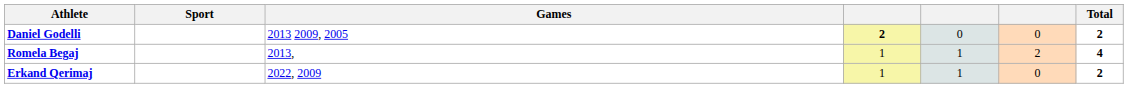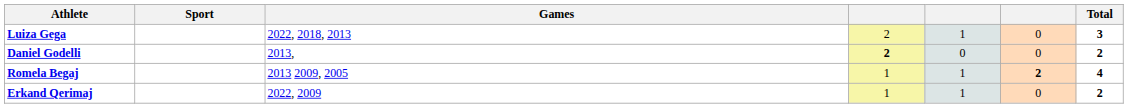+ row: (37, 34)
(308, 34) 2013 2009, 2005 -> (281, 54) 2013,
(281, 54) 2013, -> (308, 73) 2013 2009, 2005
(1037, 54) normal -> (1038, 73) bold
